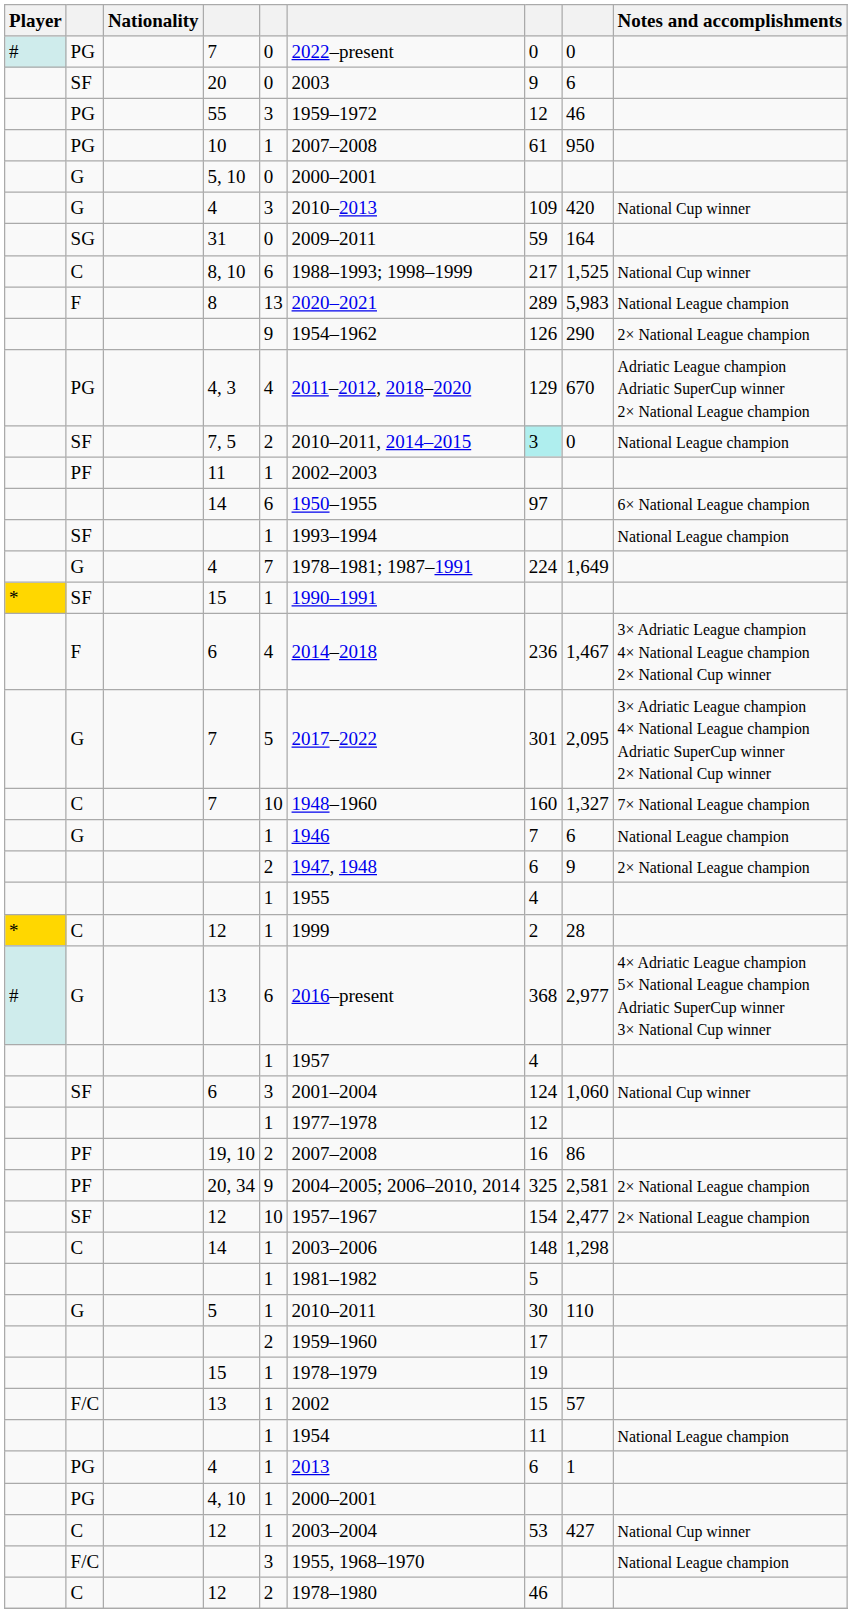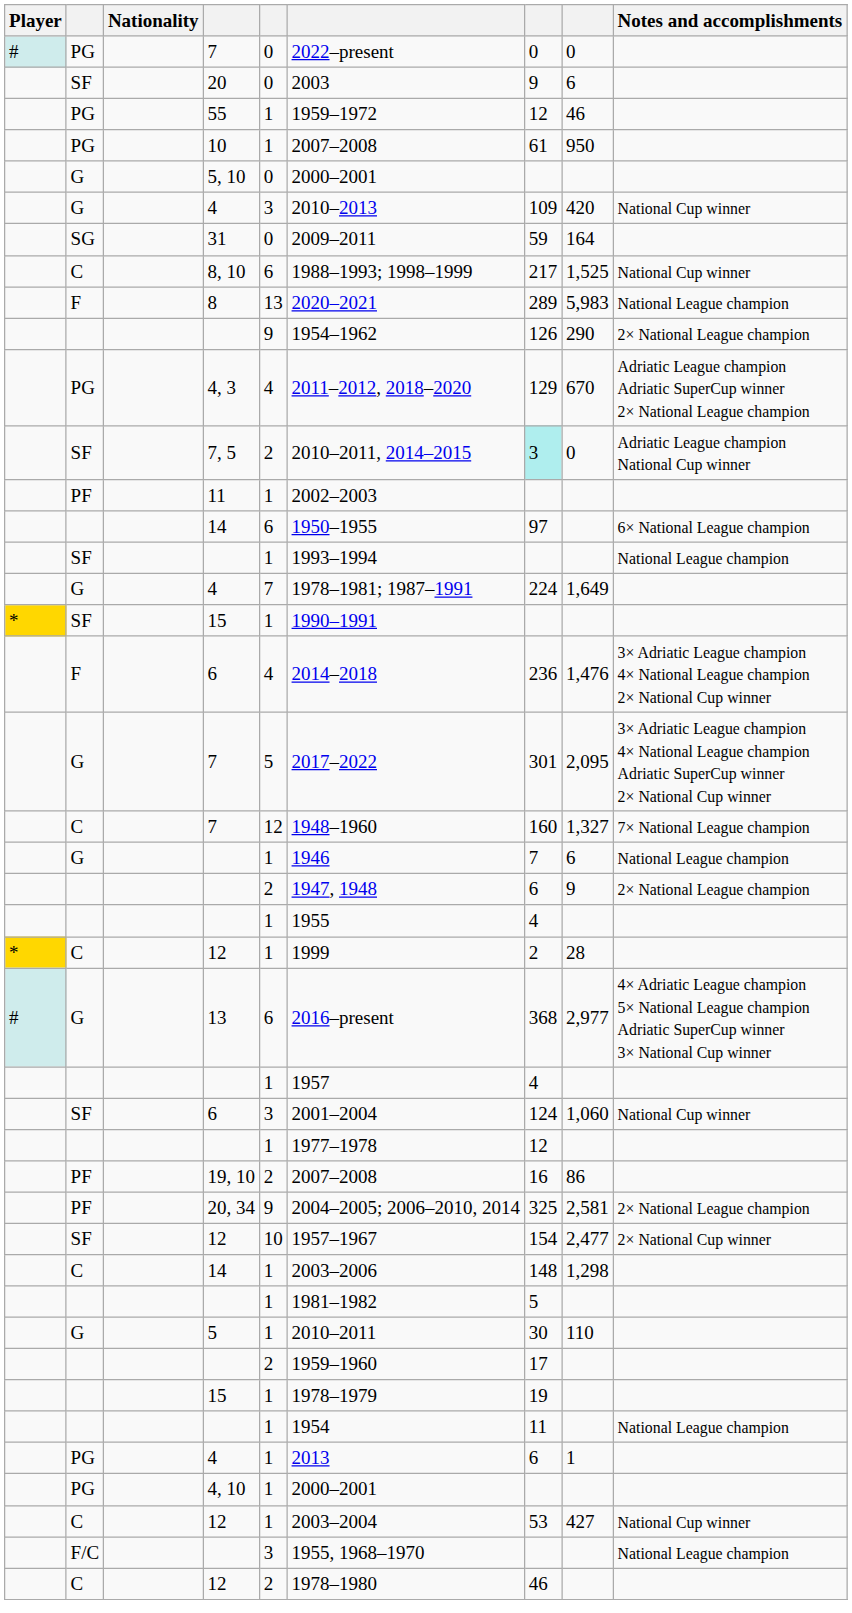(268, 114) 3 -> (268, 114) 1
(703, 443) National League champion -> (702, 454) Adriatic League champion National Cup winner
(587, 651) 1,467 -> (587, 674) 1,476
(273, 804) 10 -> (273, 826) 12
(714, 1218) 2× National League champion -> (694, 1240) 2× National Cup winner
- row: (85, 1404)
